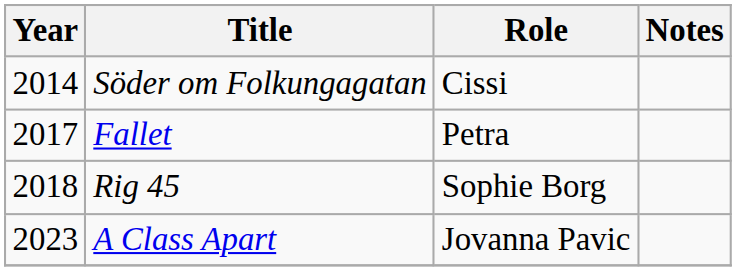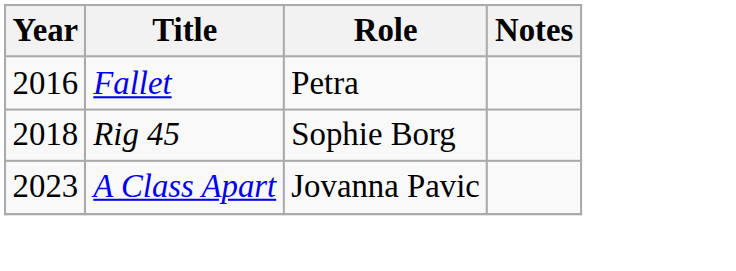- row: (260, 82)
(45, 134) 2017 -> (45, 82) 2016
